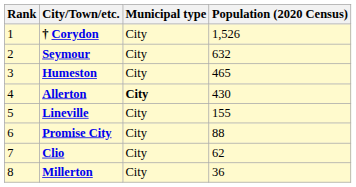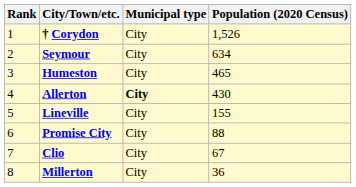(221, 53) 632 -> (221, 53) 634
(218, 152) 62 -> (218, 152) 67
